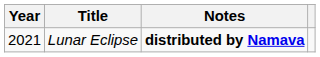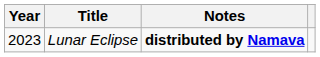(24, 39) 2021 -> (24, 39) 2023
